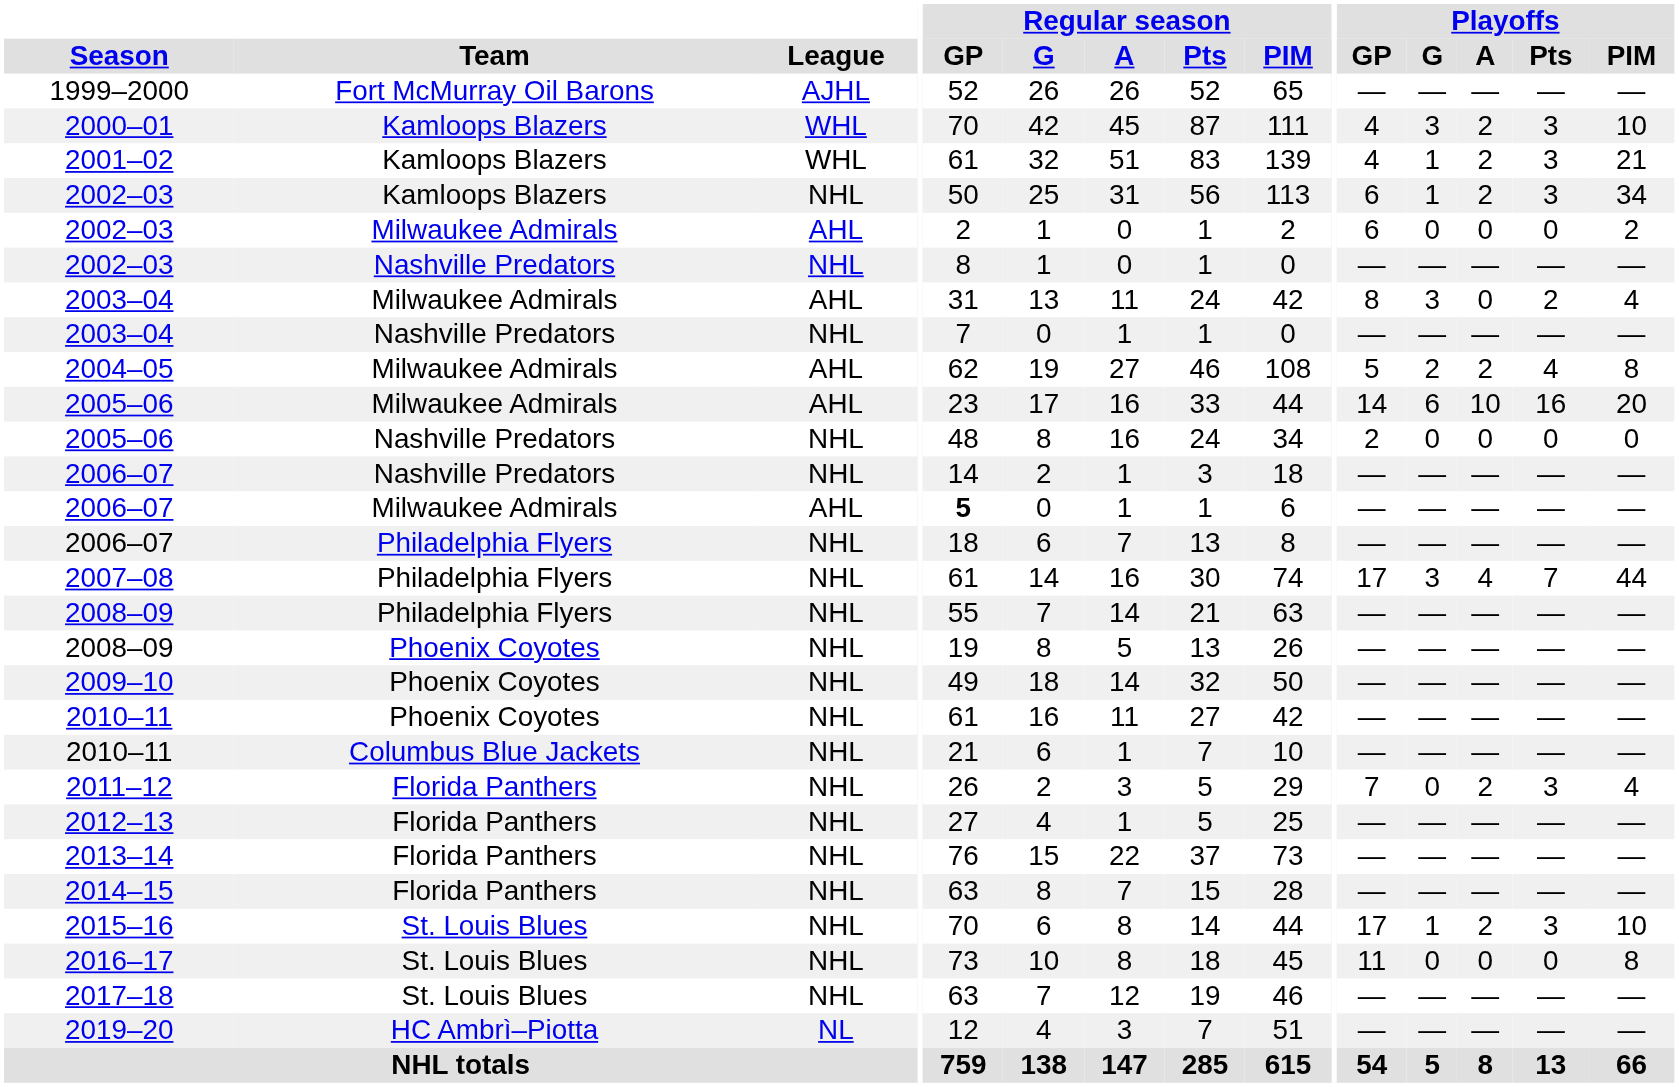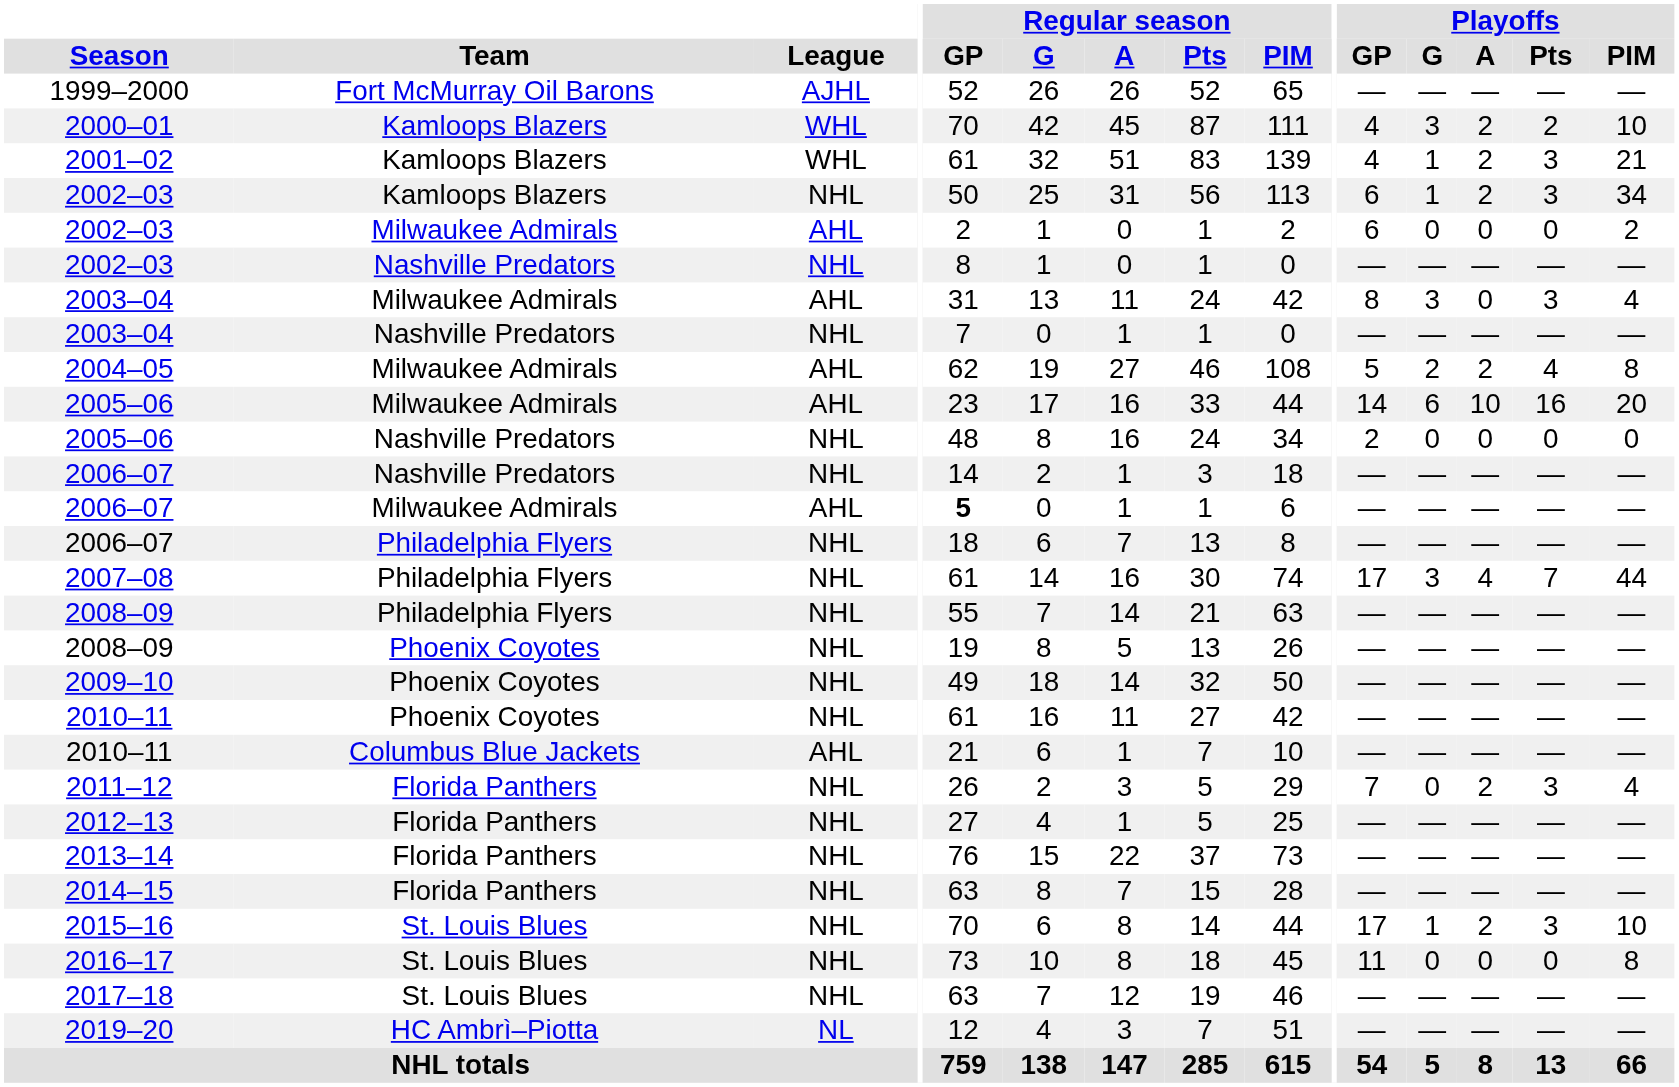(1551, 125) 3 -> (1551, 125) 2
(1551, 299) 2 -> (1551, 299) 3
(836, 751) NHL -> (836, 751) AHL
